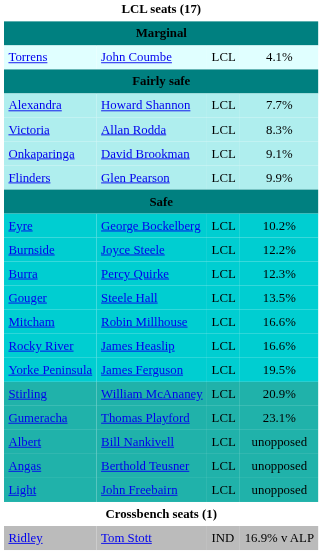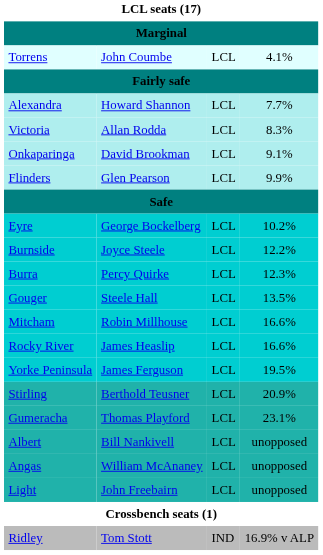(152, 393) William McAnaney -> (145, 393) Berthold Teusner
(145, 465) Berthold Teusner -> (152, 465) William McAnaney
